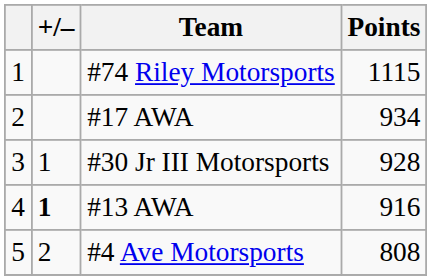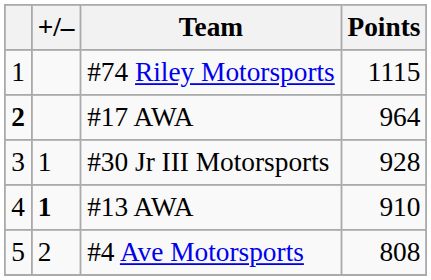(18, 117) normal -> (18, 117) bold
(400, 117) 934 -> (400, 117) 964
(400, 207) 916 -> (400, 207) 910
